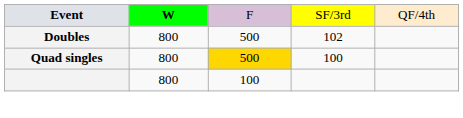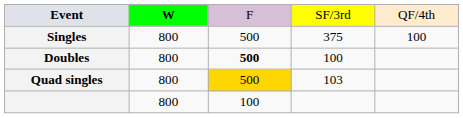+ row: (67, 37)
(250, 37) normal -> (250, 58) bold
(333, 37) 102 -> (333, 58) 100
(333, 58) 100 -> (333, 80) 103
